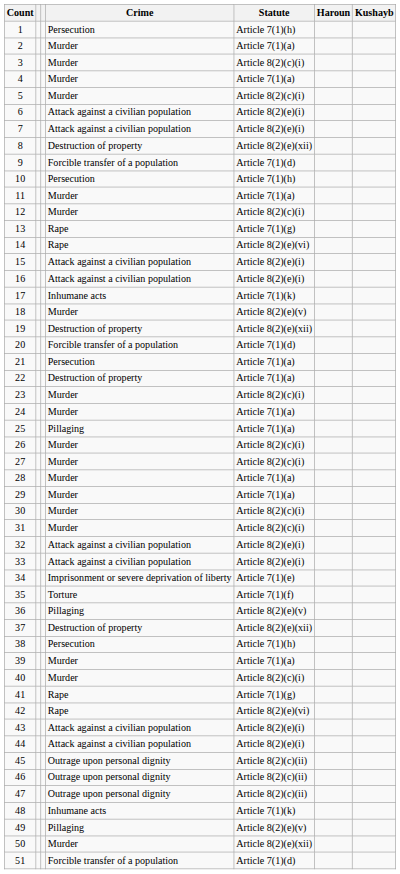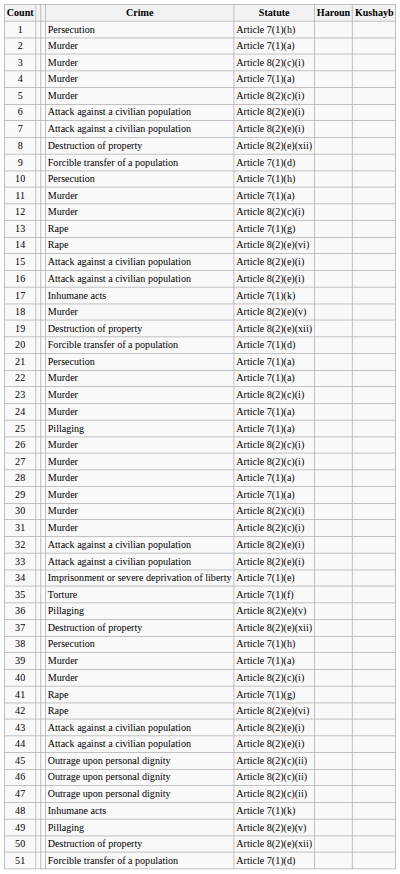(95, 378) Destruction of property -> (63, 378) Murder
(63, 844) Murder -> (95, 844) Destruction of property
